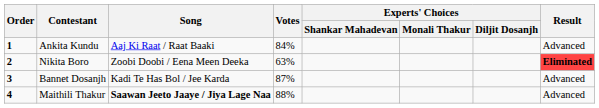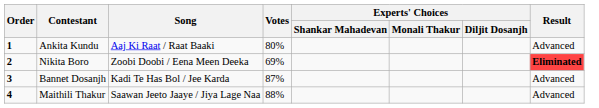(285, 45) 84% -> (275, 45) 80%
(285, 62) 63% -> (275, 62) 69%
(191, 95) bold -> (186, 95) normal
